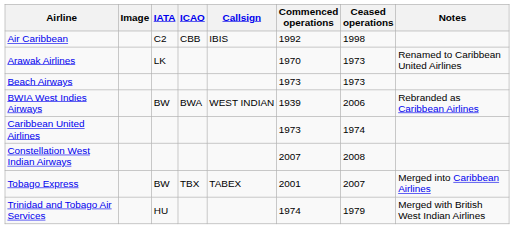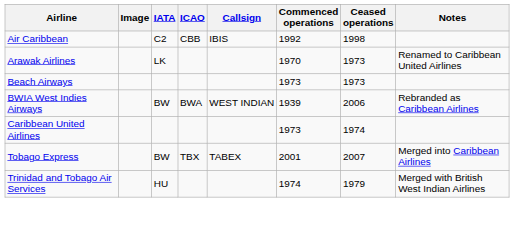- row: (49, 156)
